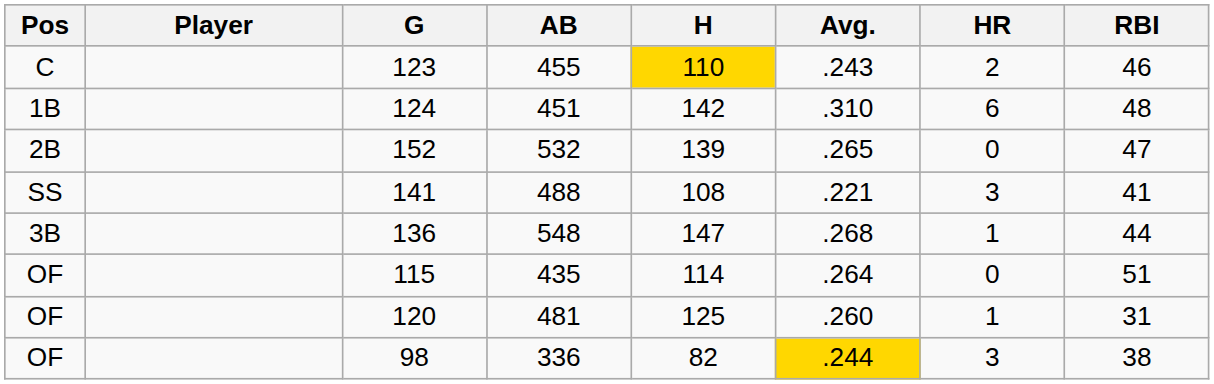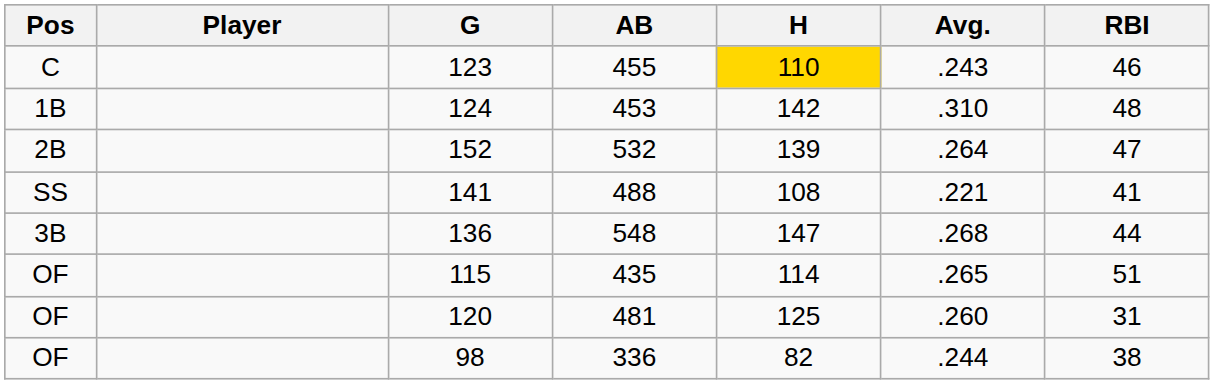- column: (992, 25)
(559, 108) 451 -> (634, 108) 453
(848, 150) .265 -> (963, 150) .264
(848, 274) .264 -> (963, 274) .265
(848, 358) gold background -> (963, 358) no background
